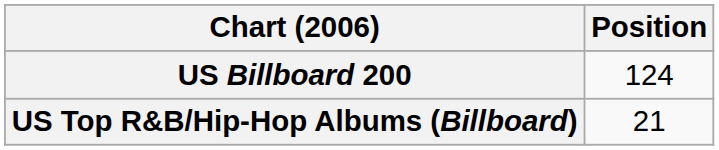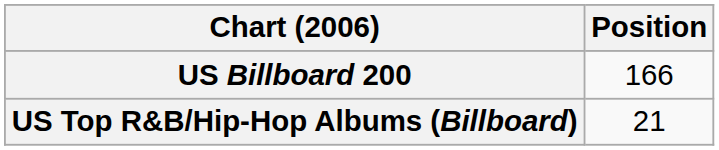(649, 74) 124 -> (649, 74) 166
